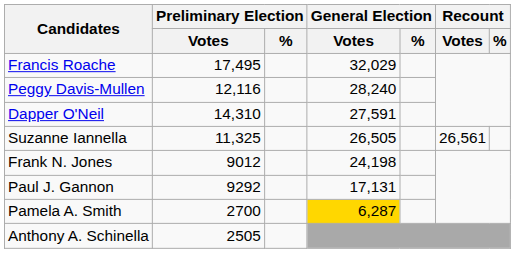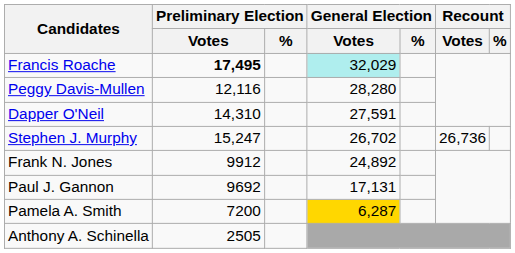(237, 65) normal -> (237, 65) bold
(373, 65) no background -> (373, 65) paleturquoise background
(373, 89) 28,240 -> (373, 89) 28,280
+ row: (72, 138)
- row: (67, 138)
(244, 162) 9012 -> (244, 162) 9912
(373, 162) 24,198 -> (373, 162) 24,892
(244, 187) 9292 -> (244, 187) 9692
(244, 211) 2700 -> (244, 211) 7200
